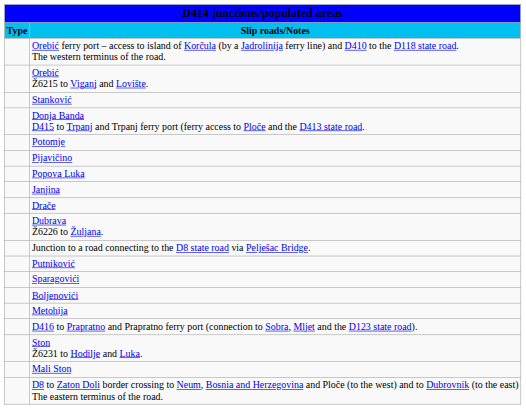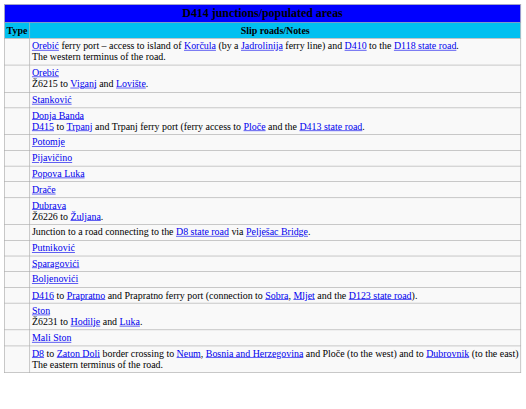- row: (46, 189)
- row: (50, 311)
